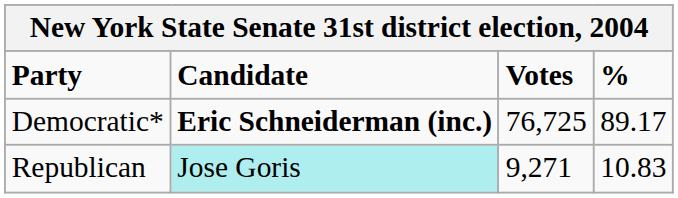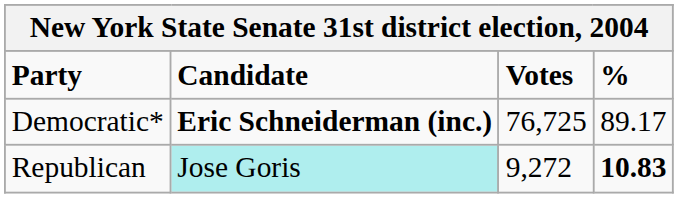(539, 167) 9,271 -> (539, 167) 9,272
(633, 167) normal -> (633, 167) bold
